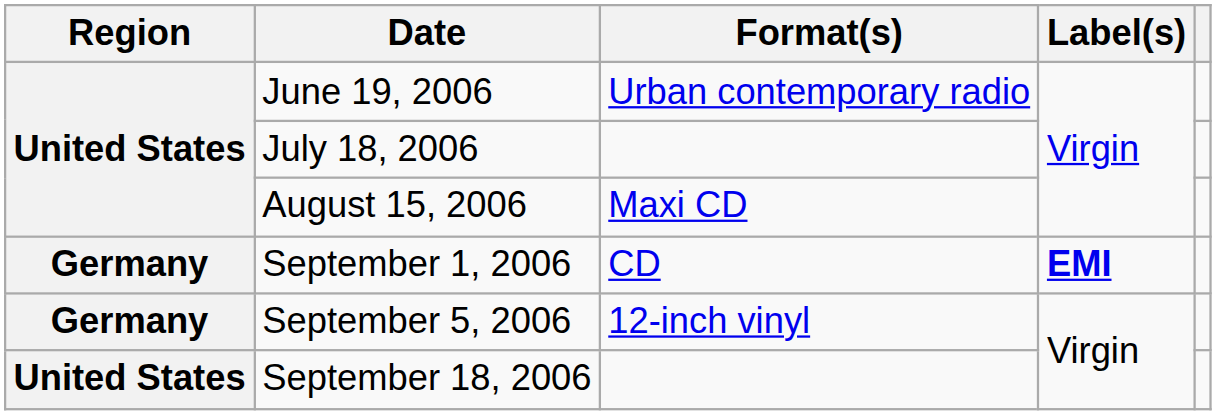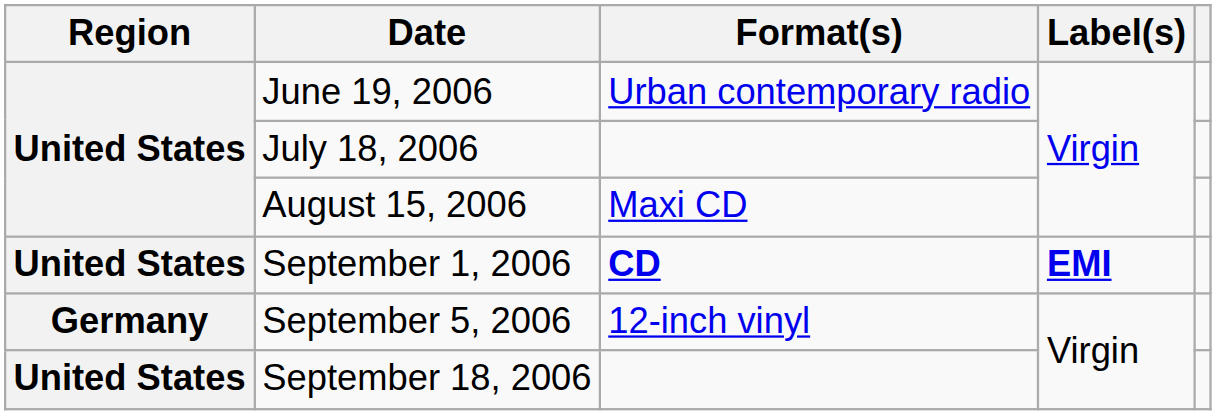(130, 263) Germany -> (130, 263) United States
(634, 263) normal -> (634, 263) bold
